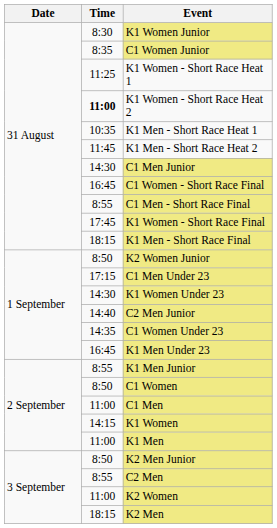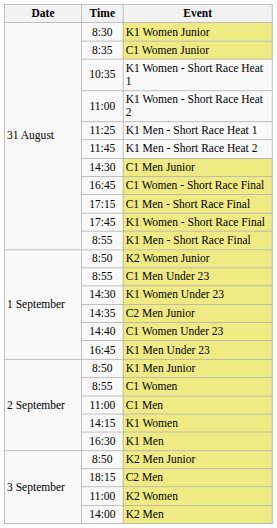(102, 74) 11:25 -> (102, 74) 10:35
(102, 106) bold -> (102, 106) normal
(102, 130) 10:35 -> (102, 130) 11:25
(102, 203) 8:55 -> (102, 203) 17:15
(102, 240) 18:15 -> (102, 240) 8:55
(102, 277) 17:15 -> (102, 277) 8:55
(102, 313) 14:40 -> (102, 313) 14:35
(102, 331) 14:35 -> (102, 331) 14:40
(102, 368) 8:55 -> (102, 368) 8:50
(102, 386) 8:50 -> (102, 386) 8:55
(102, 441) 11:00 -> (102, 441) 16:30
(102, 478) 8:55 -> (102, 478) 18:15
(102, 514) 18:15 -> (102, 514) 14:00
